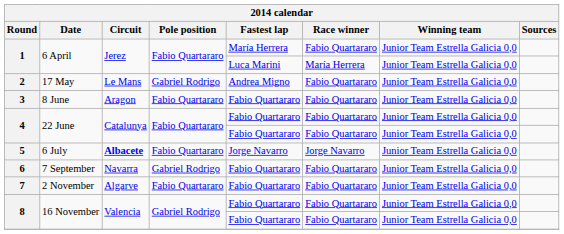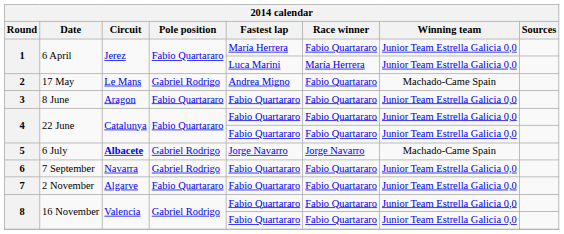(449, 81) Junior Team Estrella Galicia 0,0 -> (449, 81) Machado-Came Spain
(188, 150) Fabio Quartararo -> (186, 150) Gabriel Rodrigo
(449, 150) Junior Team Estrella Galicia 0,0 -> (449, 150) Machado-Came Spain
